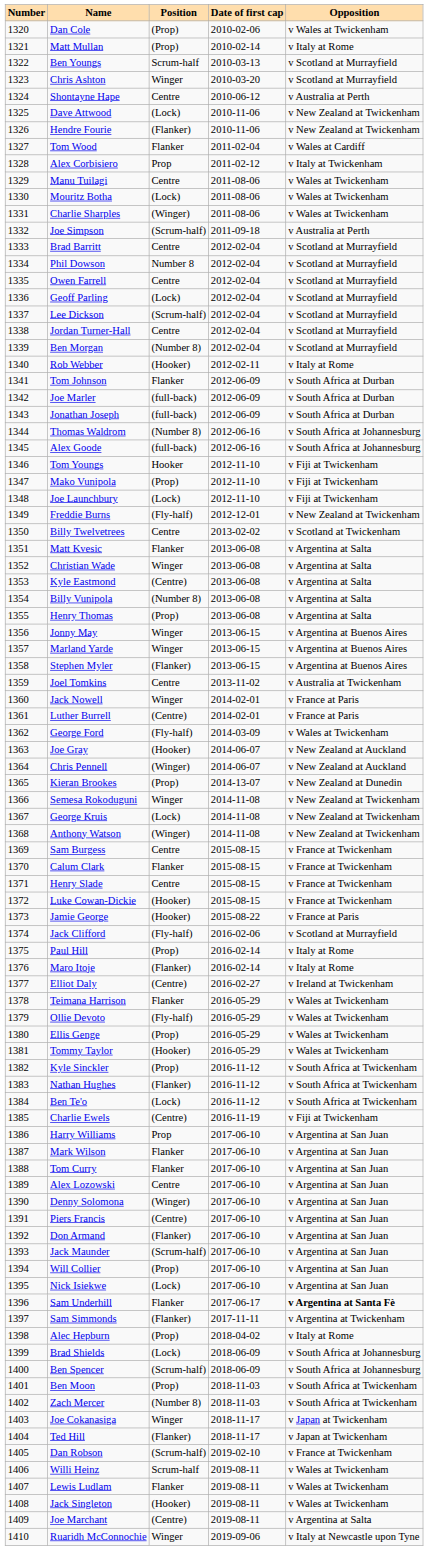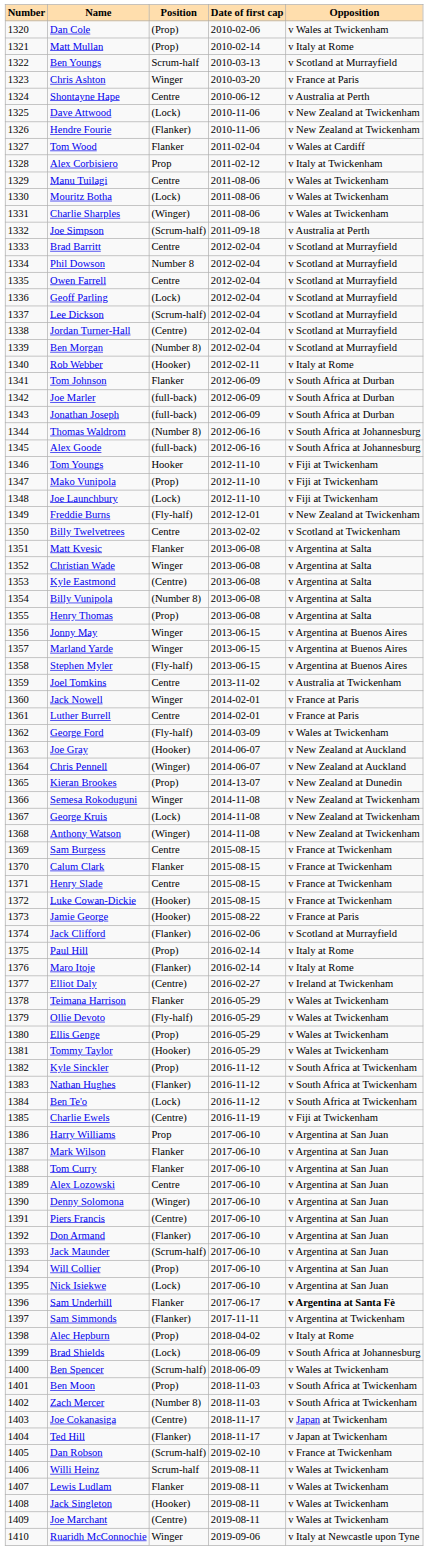(343, 79) v Scotland at Murrayfield -> (324, 79) v France at Paris
(166, 331) Centre -> (169, 331) (Centre)
(171, 666) (Flanker) -> (172, 666) (Fly-half)
(169, 716) (Centre) -> (166, 716) Centre
(172, 933) (Fly-half) -> (171, 933) (Flanker)
(354, 1369) v South Africa at Johannesburg -> (338, 1369) v Wales at Twickenham
(167, 1419) Winger -> (169, 1419) (Centre)
(330, 1520) v Argentina at Salta -> (338, 1520) v Wales at Twickenham
